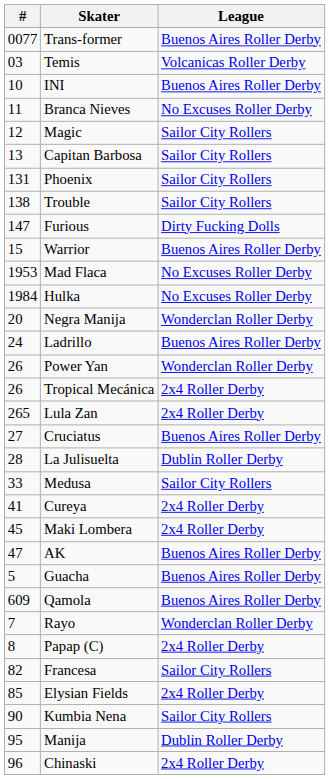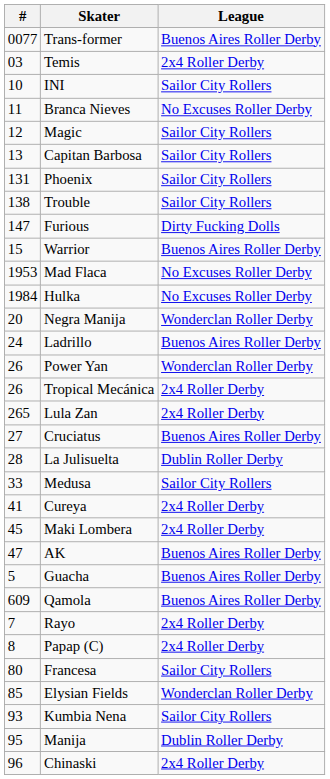(233, 62) Volcanicas Roller Derby -> (213, 62) 2x4 Roller Derby
(241, 86) Buenos Aires Roller Derby -> (216, 86) Sailor City Rollers
(237, 623) Wonderclan Roller Derby -> (213, 623) 2x4 Roller Derby
(15, 669) 82 -> (15, 669) 80
(213, 693) 2x4 Roller Derby -> (237, 693) Wonderclan Roller Derby
(15, 716) 90 -> (15, 716) 93
